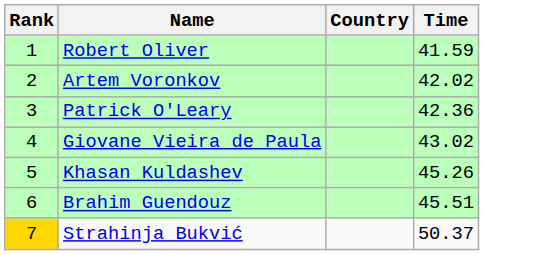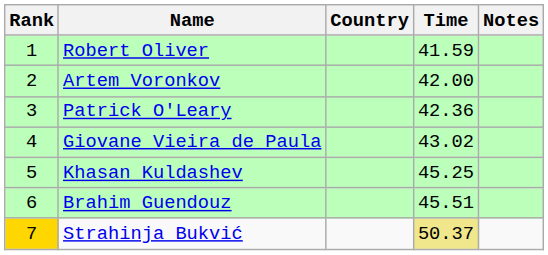+ column: (511, 20)
(446, 81) 42.02 -> (446, 81) 42.00
(446, 173) 45.26 -> (446, 173) 45.25
(446, 234) no background -> (446, 234) khaki background
